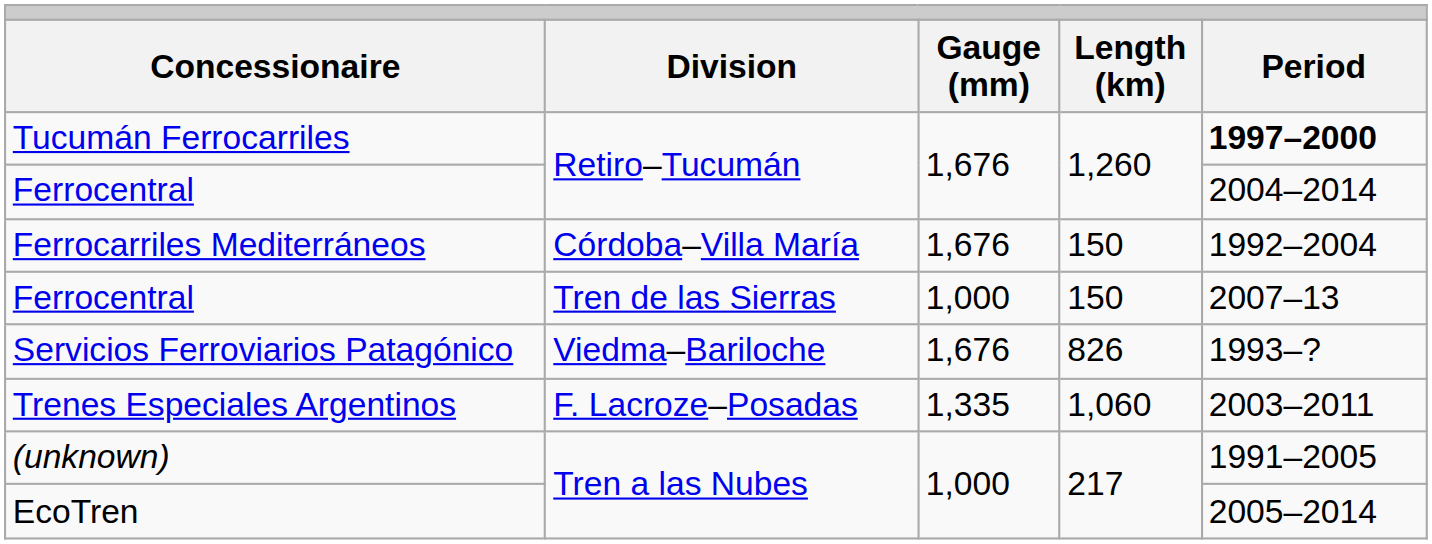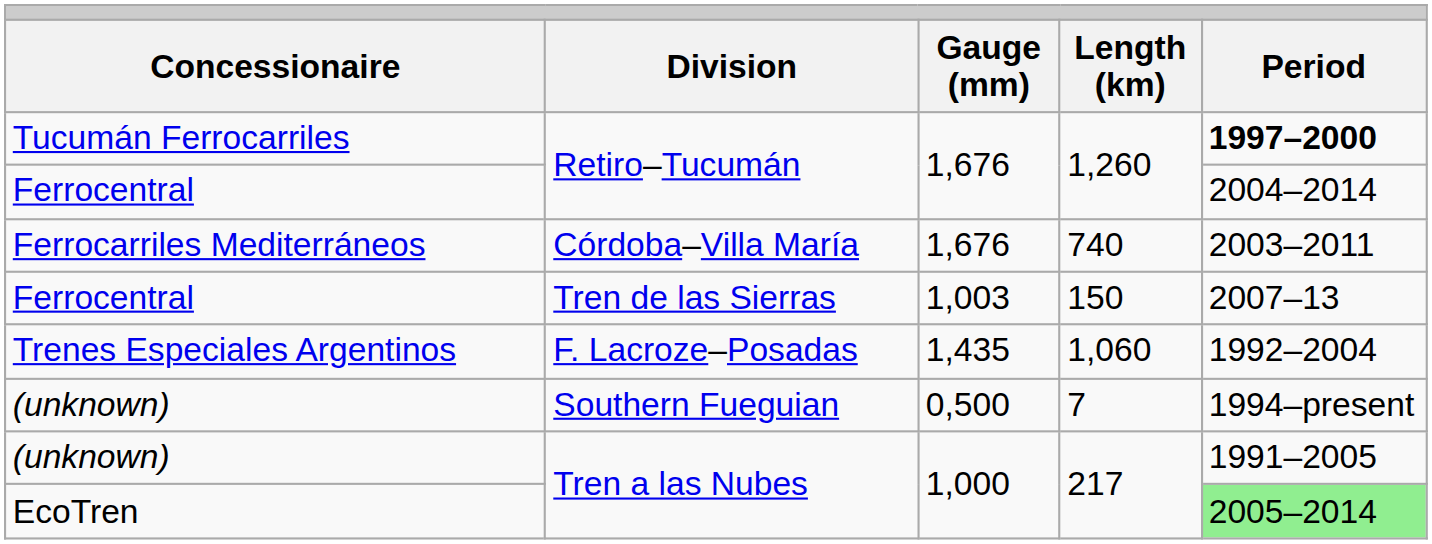(1095, 244) 150 -> (1095, 244) 740
(1293, 244) 1992–2004 -> (1292, 244) 2003–2011
(968, 297) 1,000 -> (968, 297) 1,003
- row: (263, 350)
(968, 404) 1,335 -> (968, 350) 1,435
(1292, 404) 2003–2011 -> (1293, 350) 1992–2004
+ row: (91, 404)
(1293, 510) no background -> (1293, 510) lightgreen background
